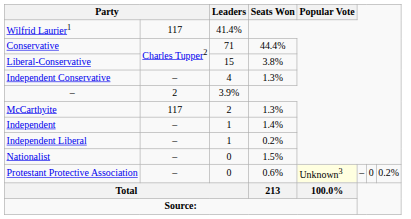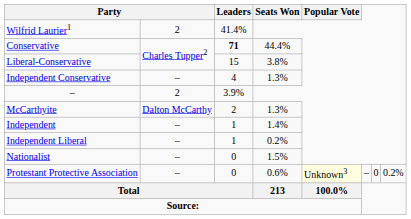(175, 29) 117 -> (177, 29) 2
(229, 46) normal -> (234, 46) bold
(175, 109) 117 -> (177, 109) Dalton McCarthy
